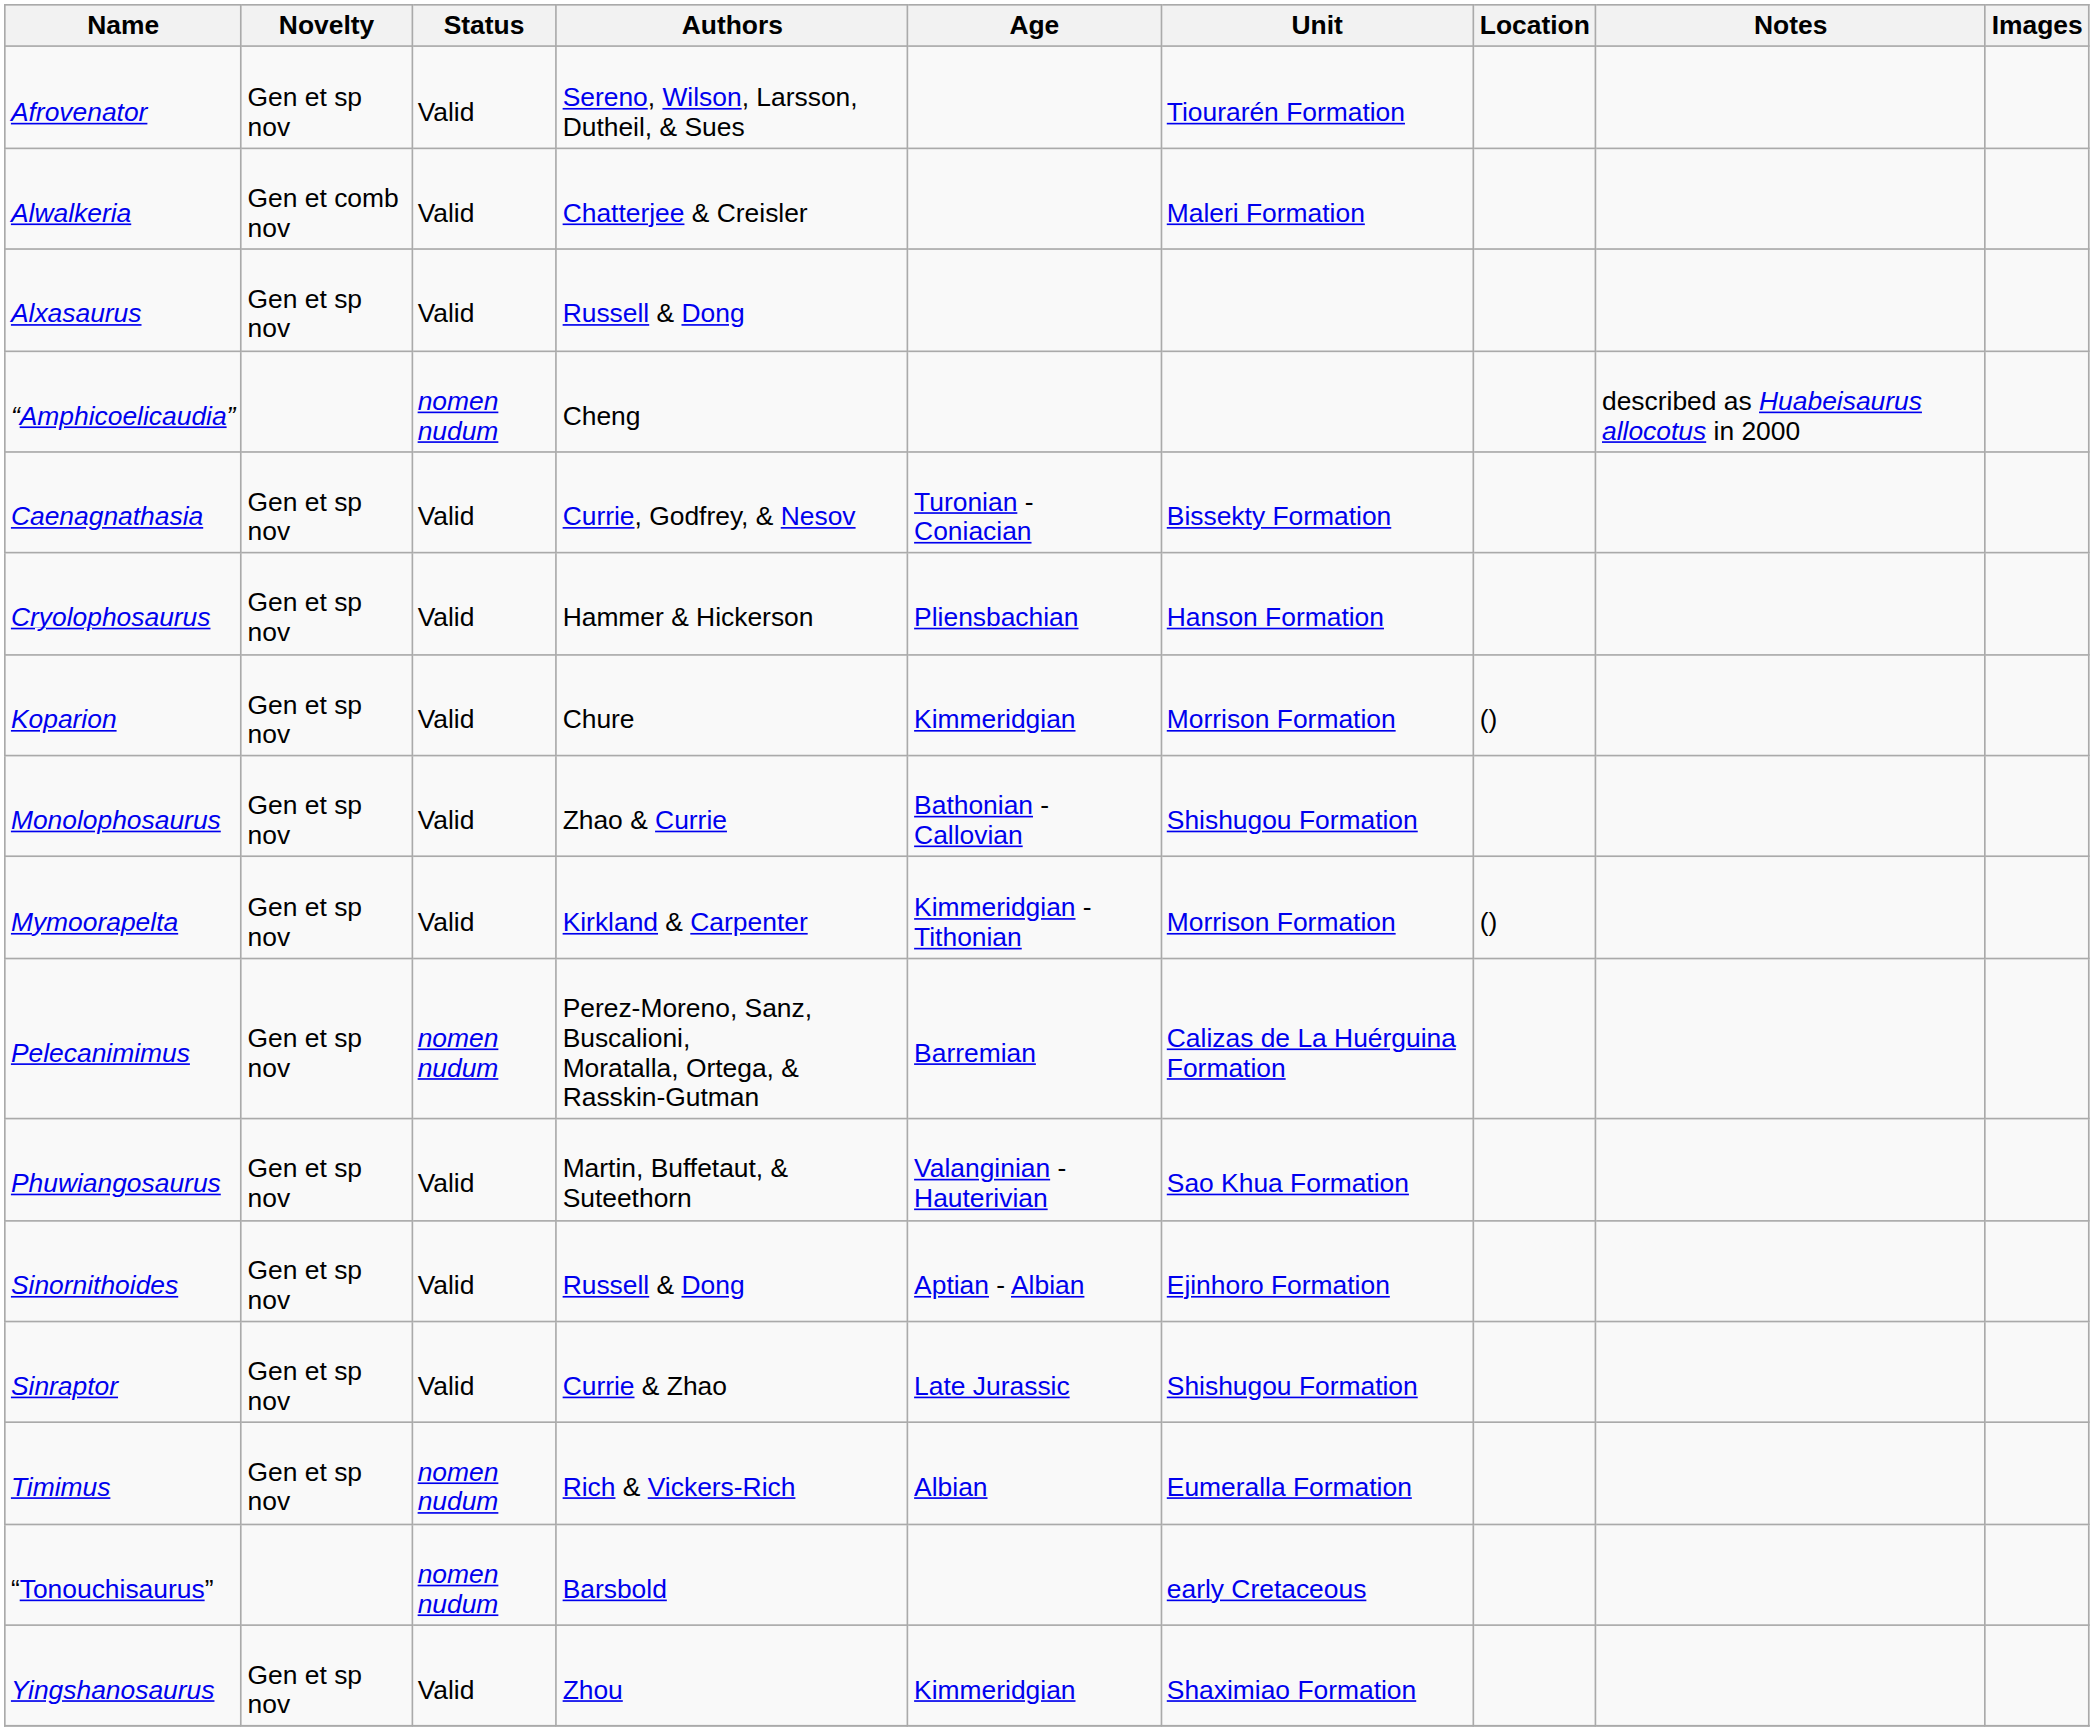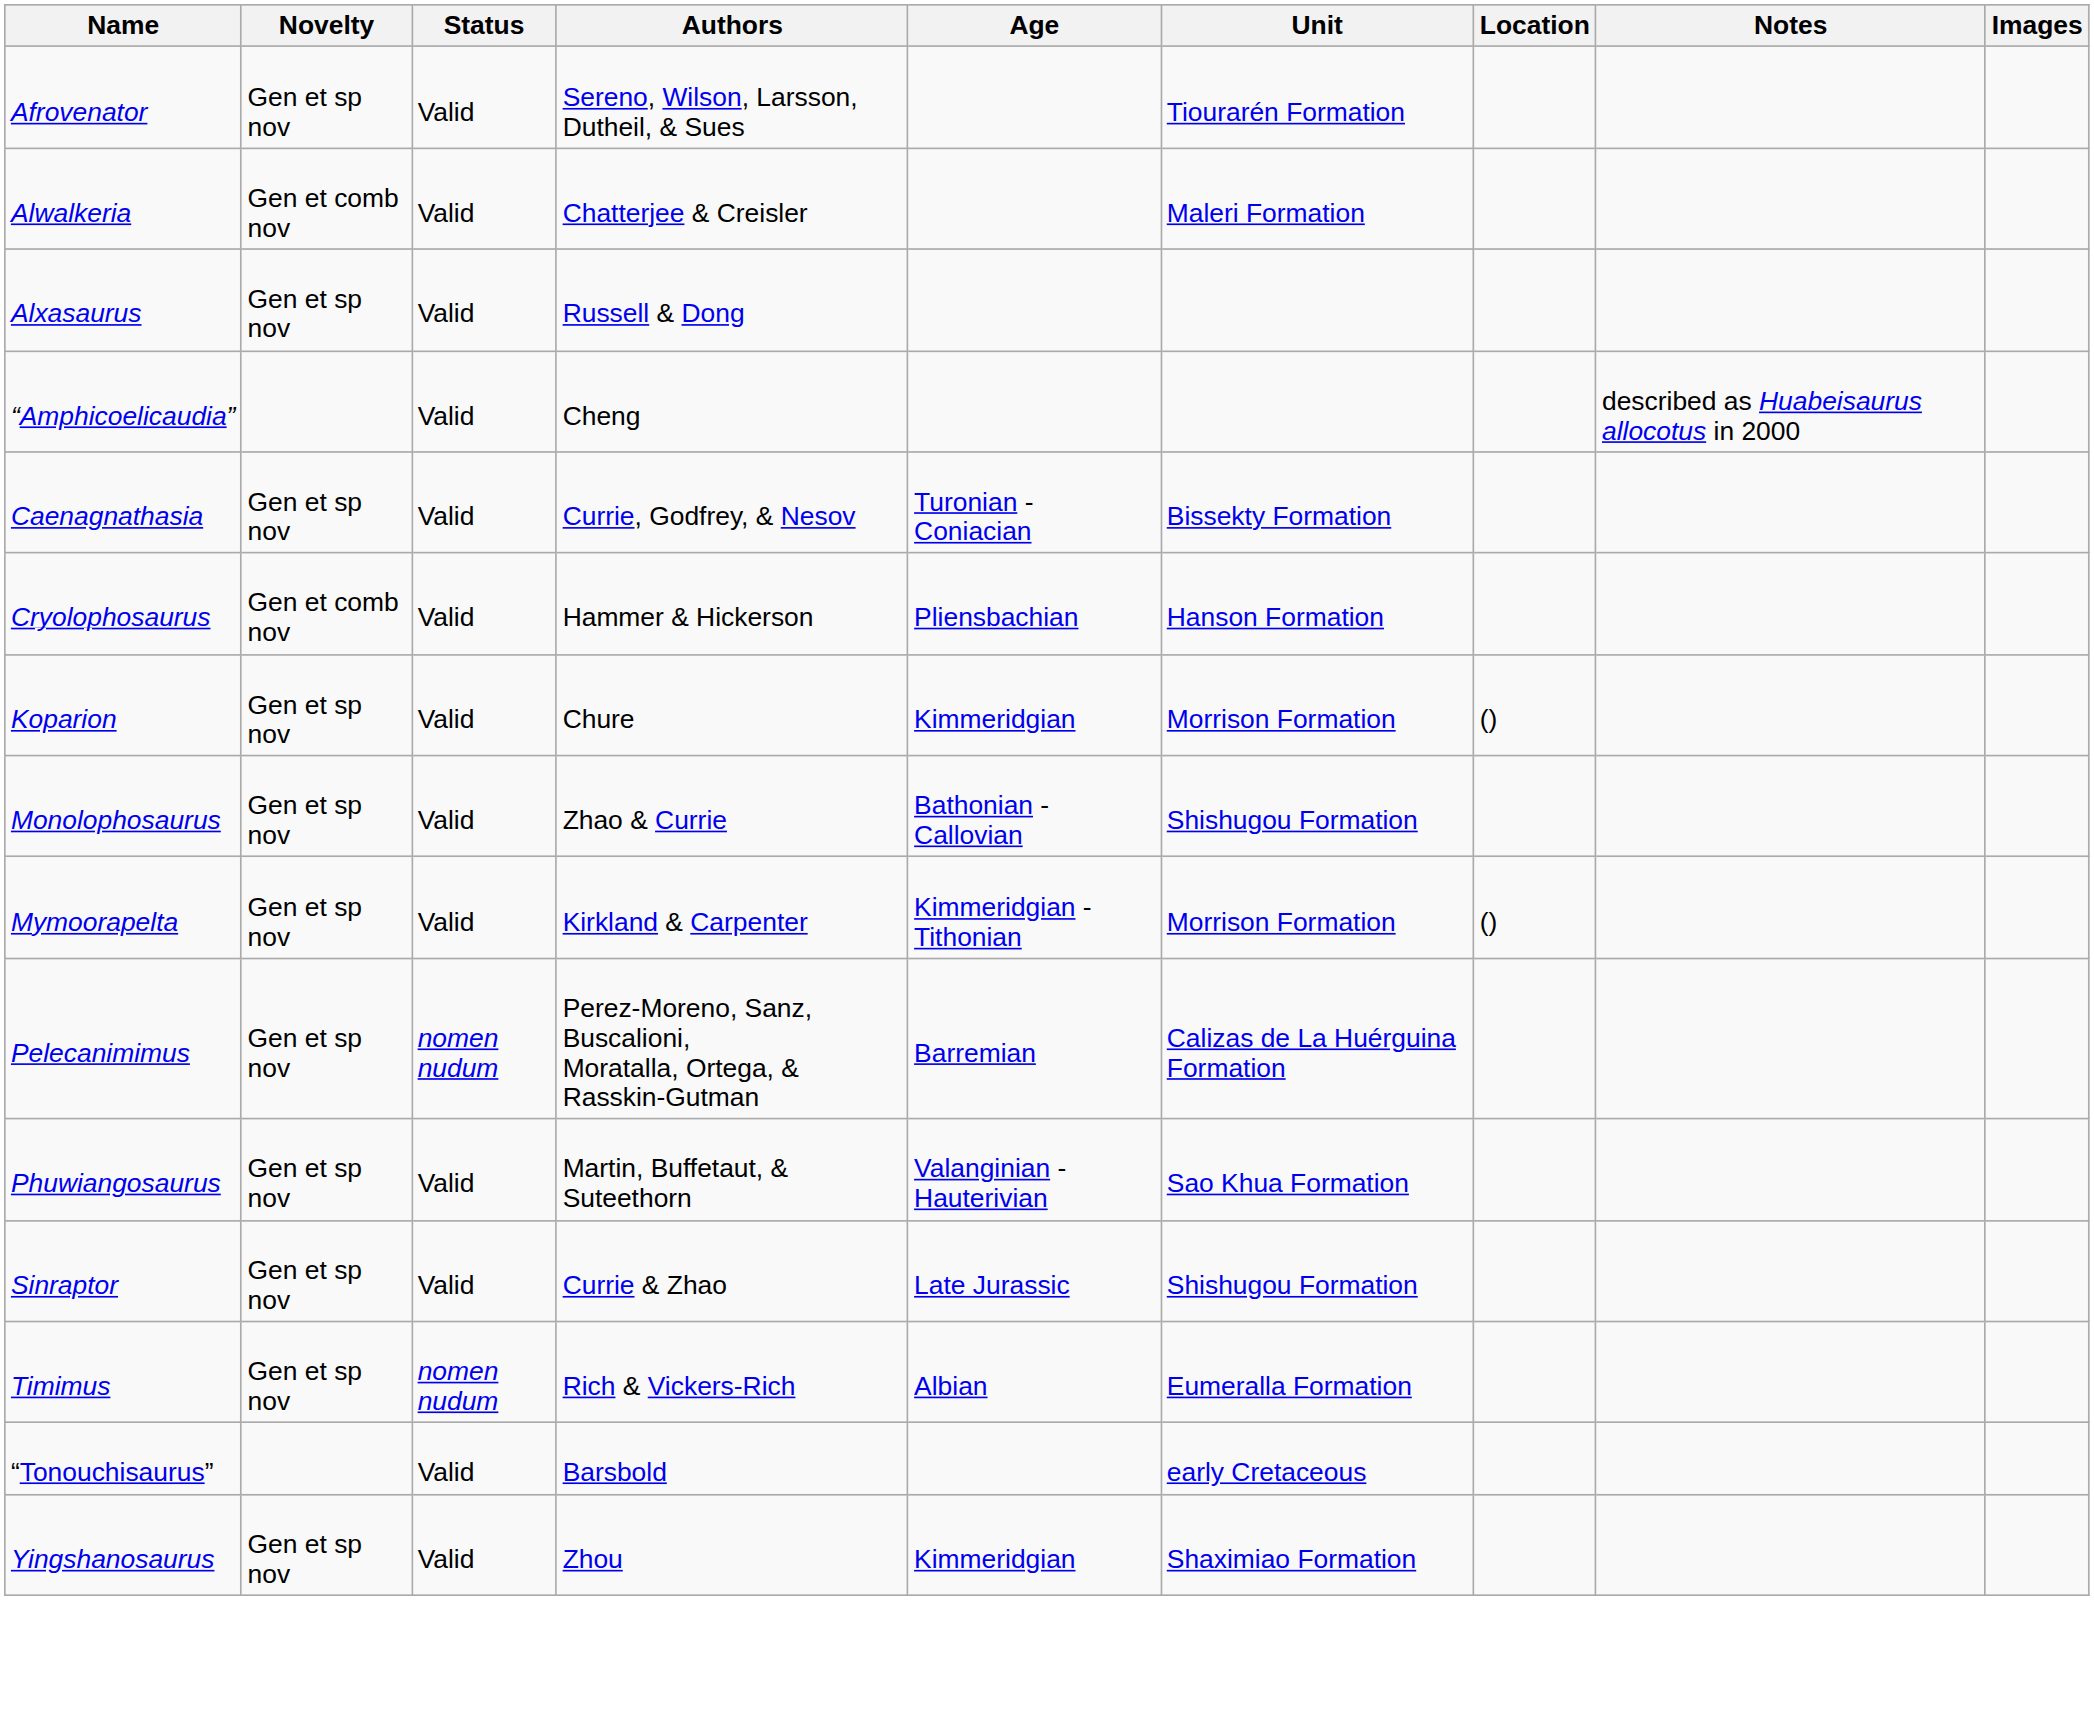(458, 415) nomen nudum -> (446, 415) Valid
(305, 618) Gen et sp nov -> (323, 618) Gen et comb nov
- row: (95, 1285)
(458, 1589) nomen nudum -> (446, 1472) Valid
